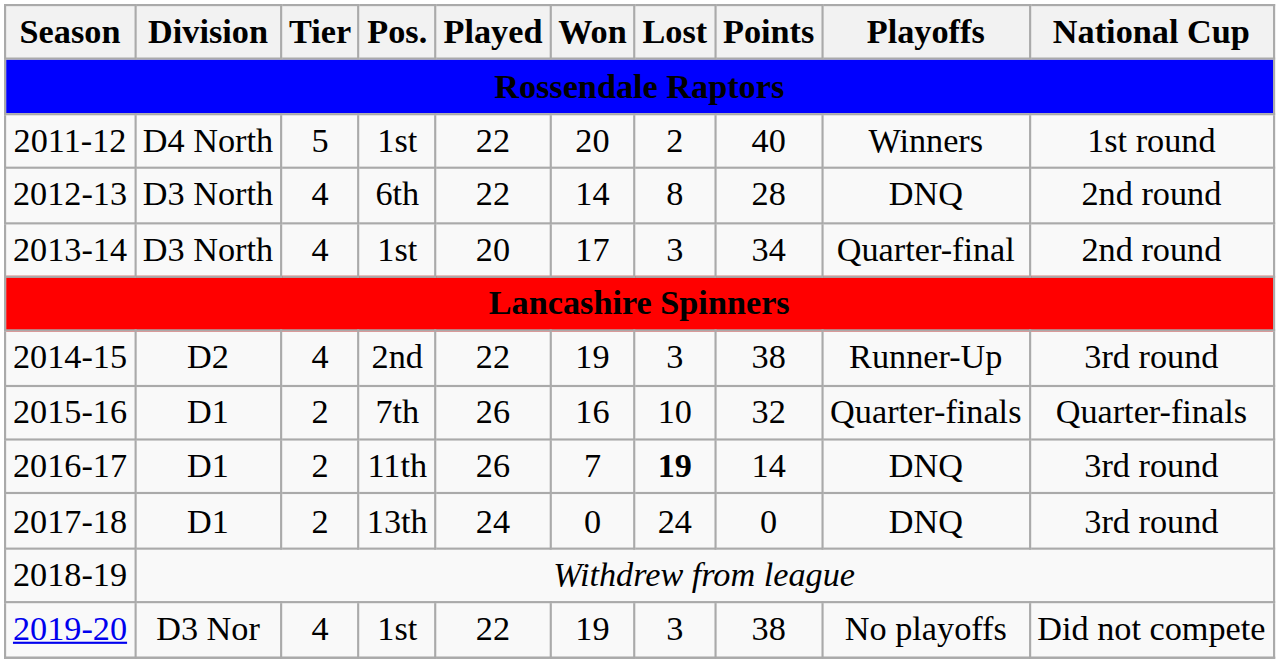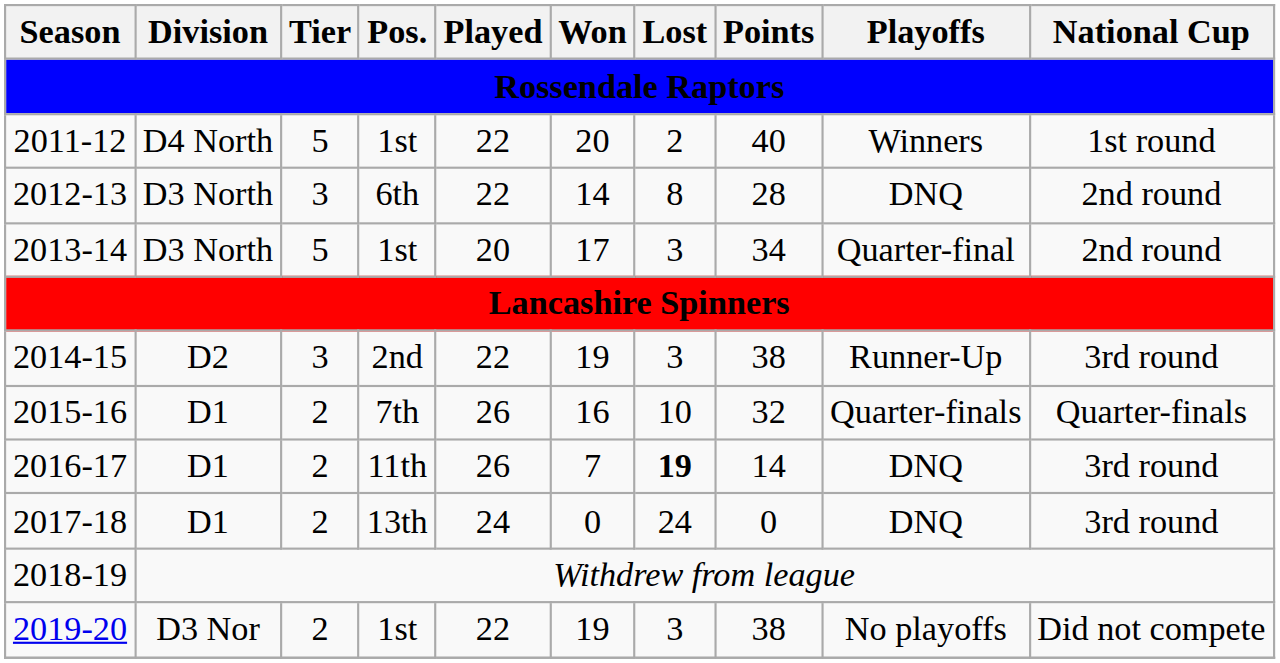(320, 194) 4 -> (320, 194) 3
(320, 248) 4 -> (320, 248) 5
(320, 357) 4 -> (320, 357) 3
(320, 628) 4 -> (320, 628) 2
